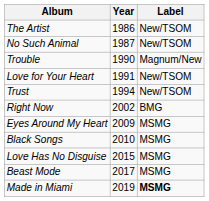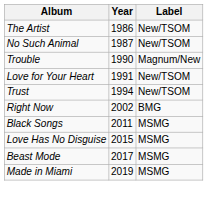- row: (57, 124)
(124, 140) 2010 -> (122, 124) 2011
(155, 188) bold -> (154, 172) normal
